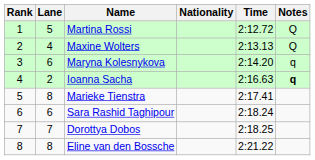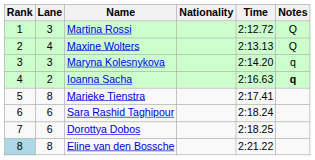(50, 29) 5 -> (50, 29) 3
(50, 63) 6 -> (50, 63) 3
(50, 130) 7 -> (50, 130) 6
(20, 146) no background -> (20, 146) lightblue background
